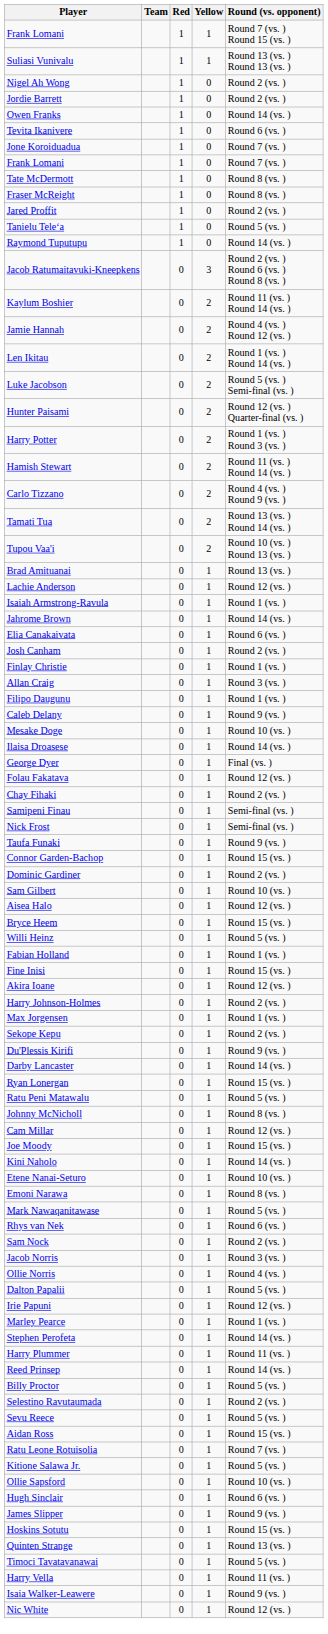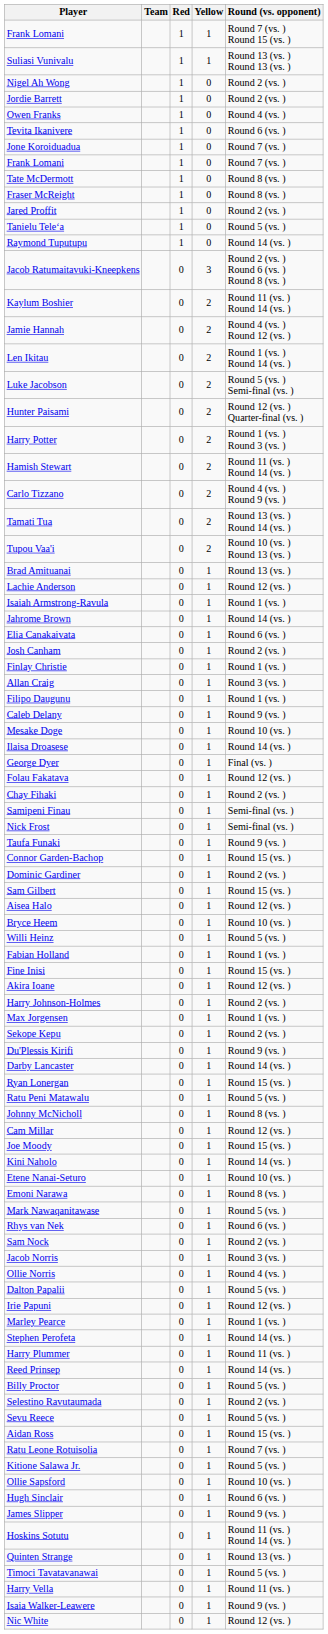(259, 115) Round 14 (vs. ) -> (257, 115) Round 4 (vs. )
(259, 890) Round 10 (vs. ) -> (259, 890) Round 15 (vs. )
(259, 922) Round 15 (vs. ) -> (259, 922) Round 10 (vs. )
(259, 1530) Round 15 (vs. ) -> (259, 1535) Round 11 (vs. ) Round 14 (vs. )
